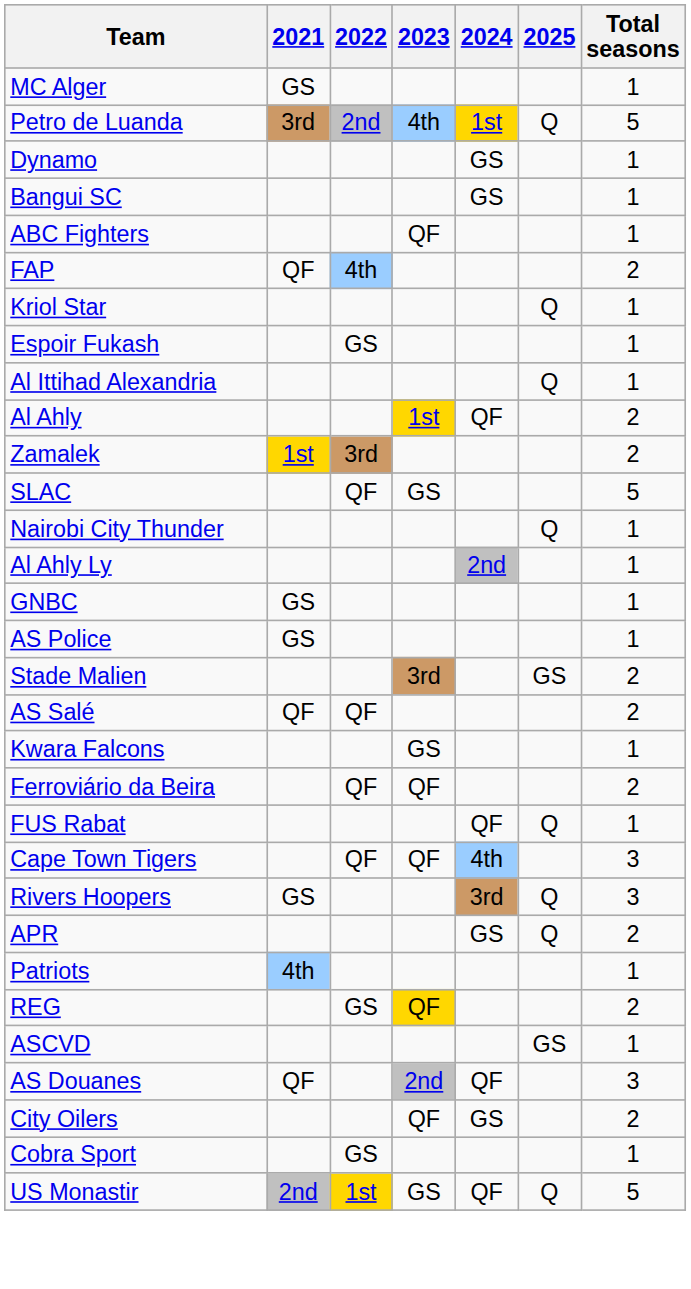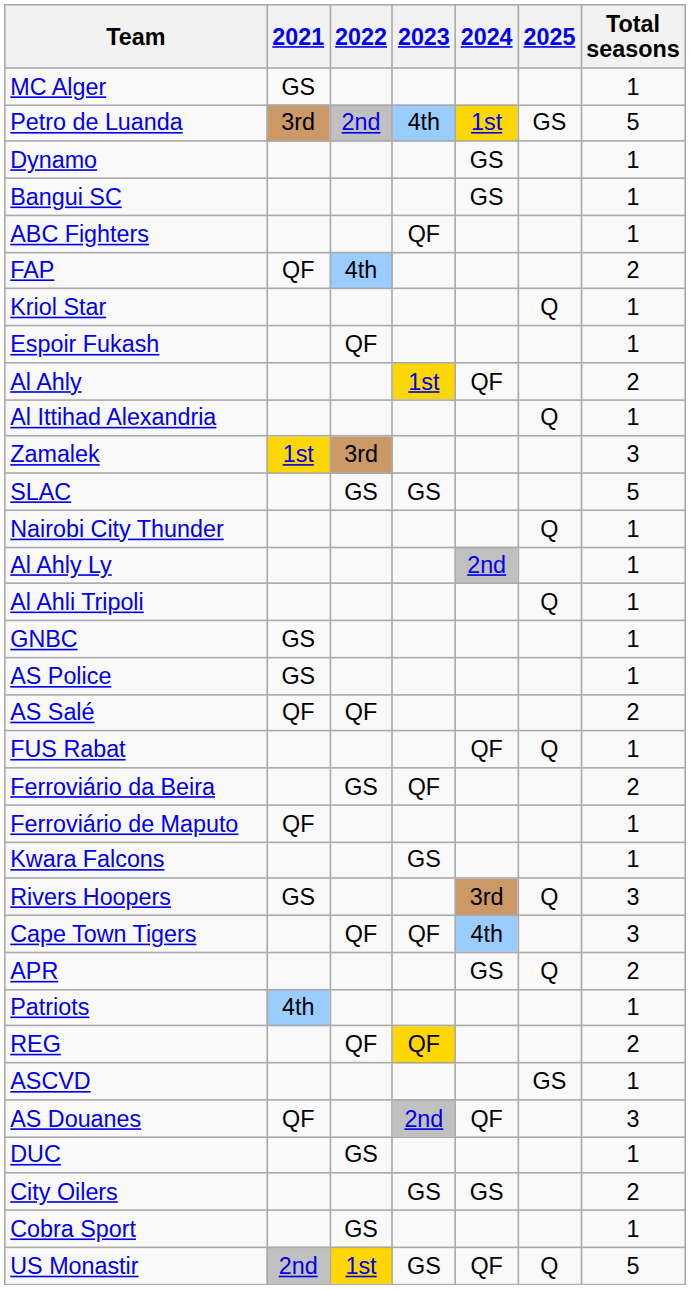(549, 123) Q -> (549, 123) GS
(361, 344) GS -> (361, 344) QF
rows swapped: (46, 418) <-> (113, 381)
(633, 455) 2 -> (633, 455) 3
(361, 492) QF -> (361, 492) GS
+ row: (77, 602)
- row: (78, 676)
rows swapped: (68, 824) <-> (87, 750)
(361, 787) QF -> (361, 787) GS
+ row: (124, 824)
rows swapped: (91, 897) <-> (103, 860)
(361, 1008) GS -> (361, 1045) QF
+ row: (36, 1155)
(424, 1118) QF -> (424, 1192) GS
